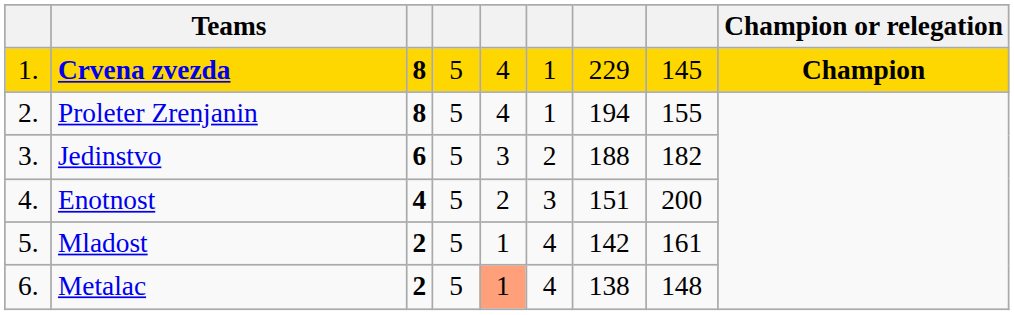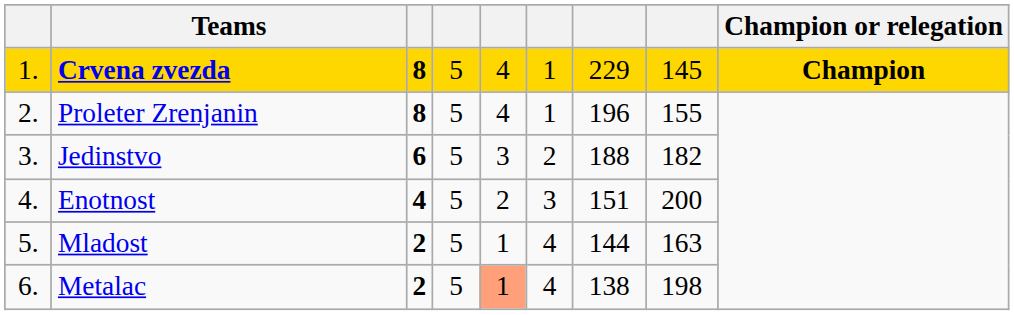(609, 112) 194 -> (609, 112) 196
(609, 243) 142 -> (609, 243) 144
(682, 243) 161 -> (682, 243) 163
(682, 286) 148 -> (682, 286) 198
